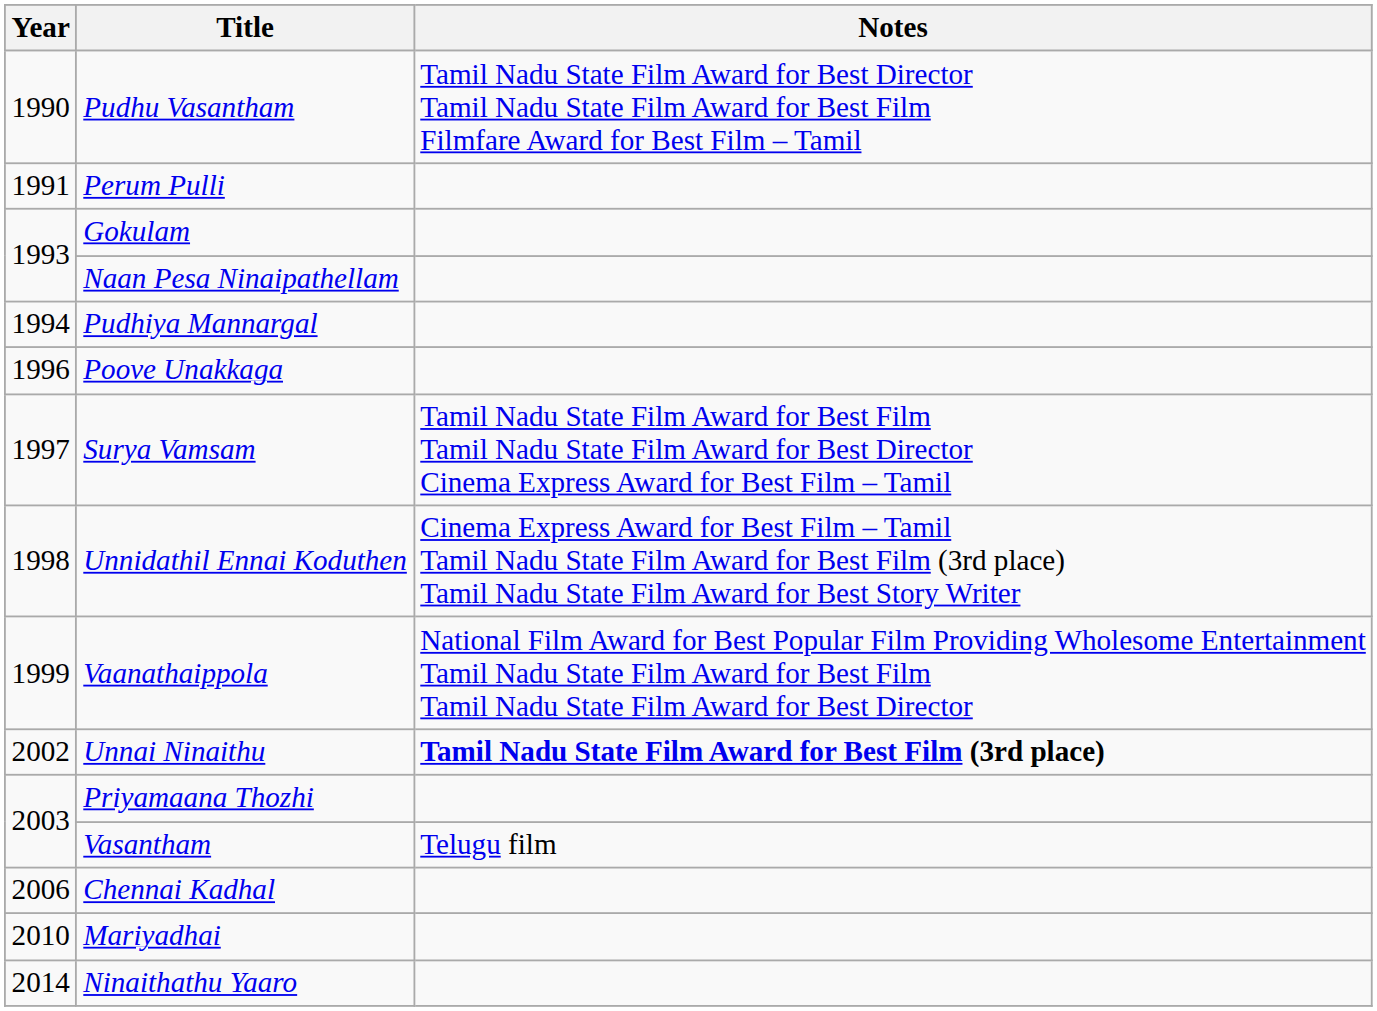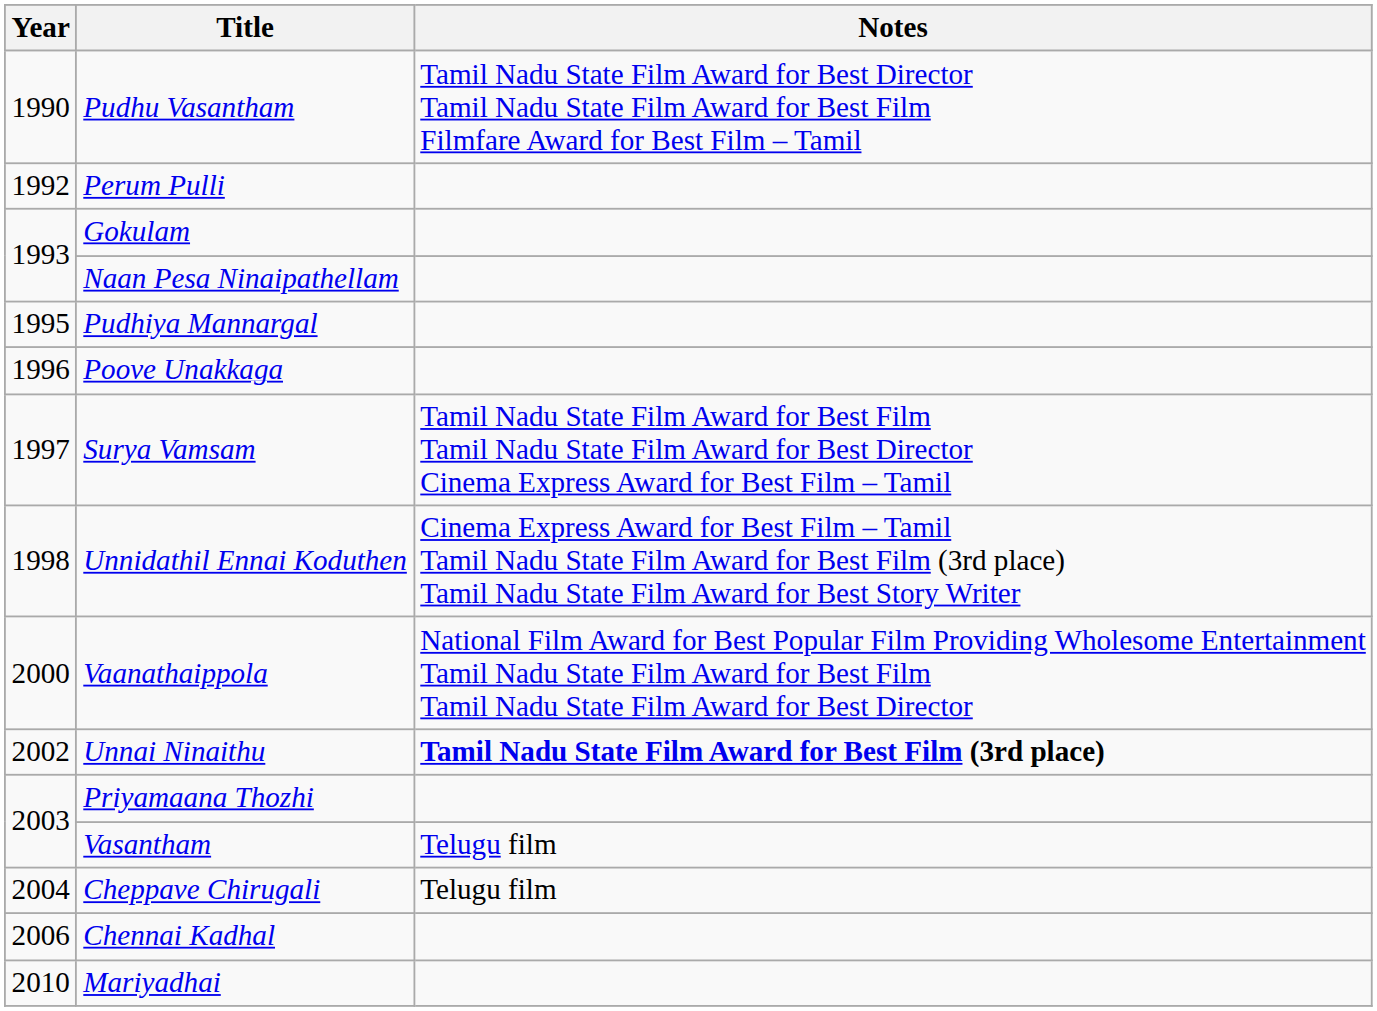(41, 185) 1991 -> (41, 185) 1992
(41, 324) 1994 -> (41, 324) 1995
(41, 672) 1999 -> (41, 672) 2000
+ row: (202, 890)
- row: (190, 982)
